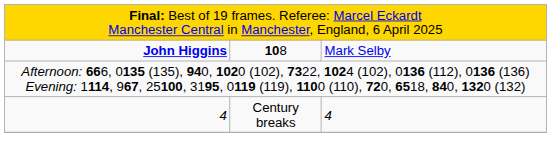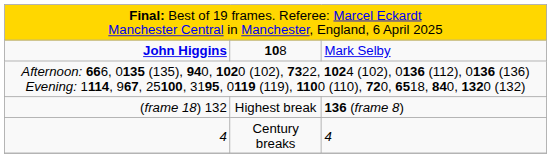+ row: (183, 107)
